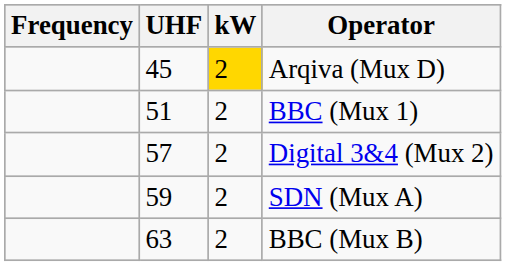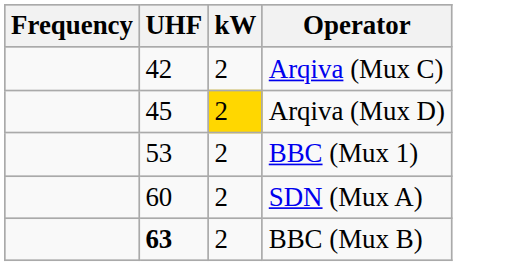+ row: (356, 68)
(159, 111) 51 -> (159, 153) 53
- row: (381, 153)
(159, 196) 59 -> (159, 196) 60
(159, 238) normal -> (159, 238) bold
